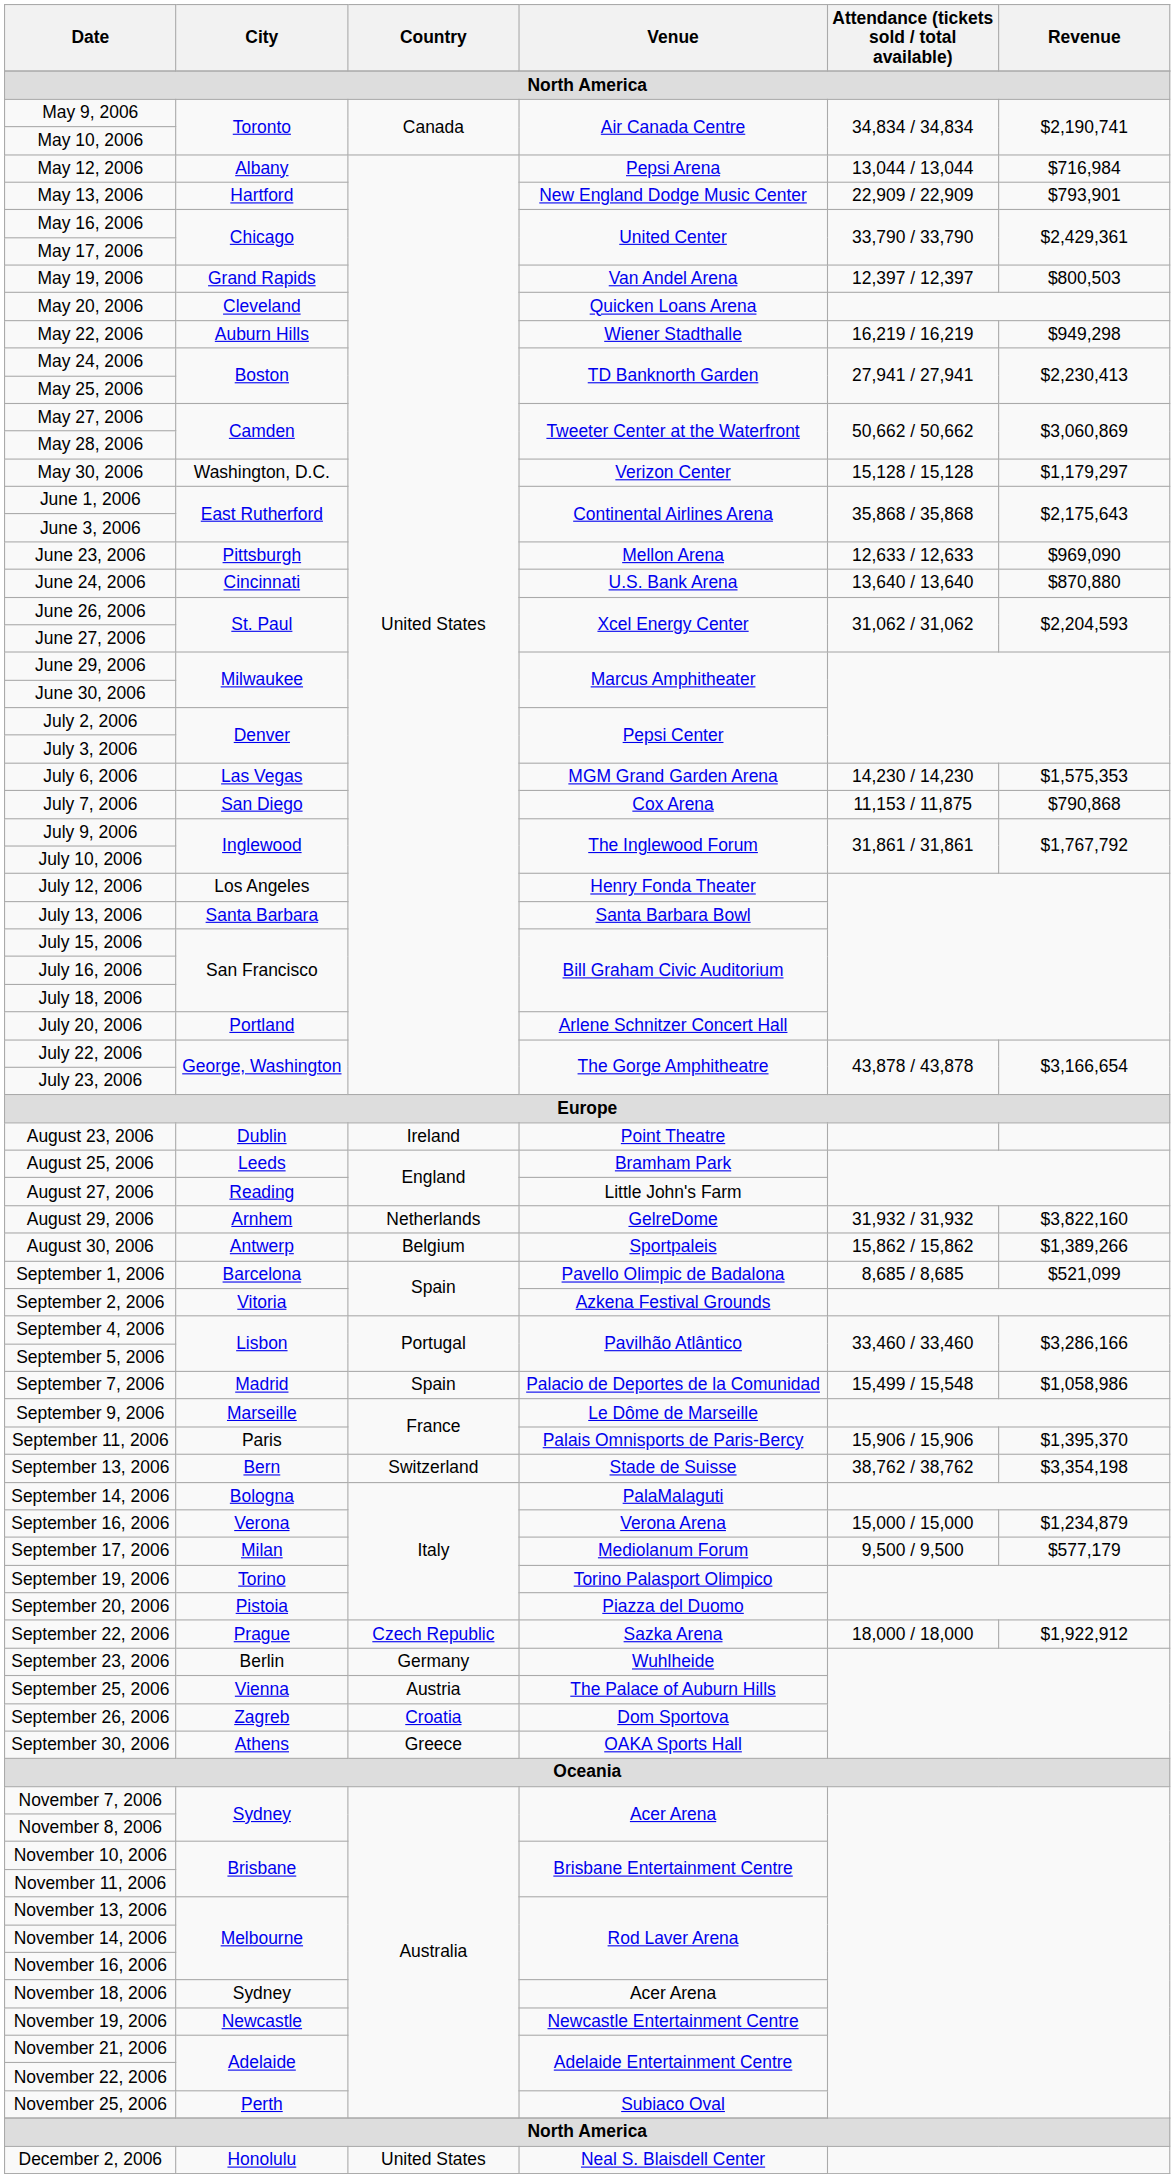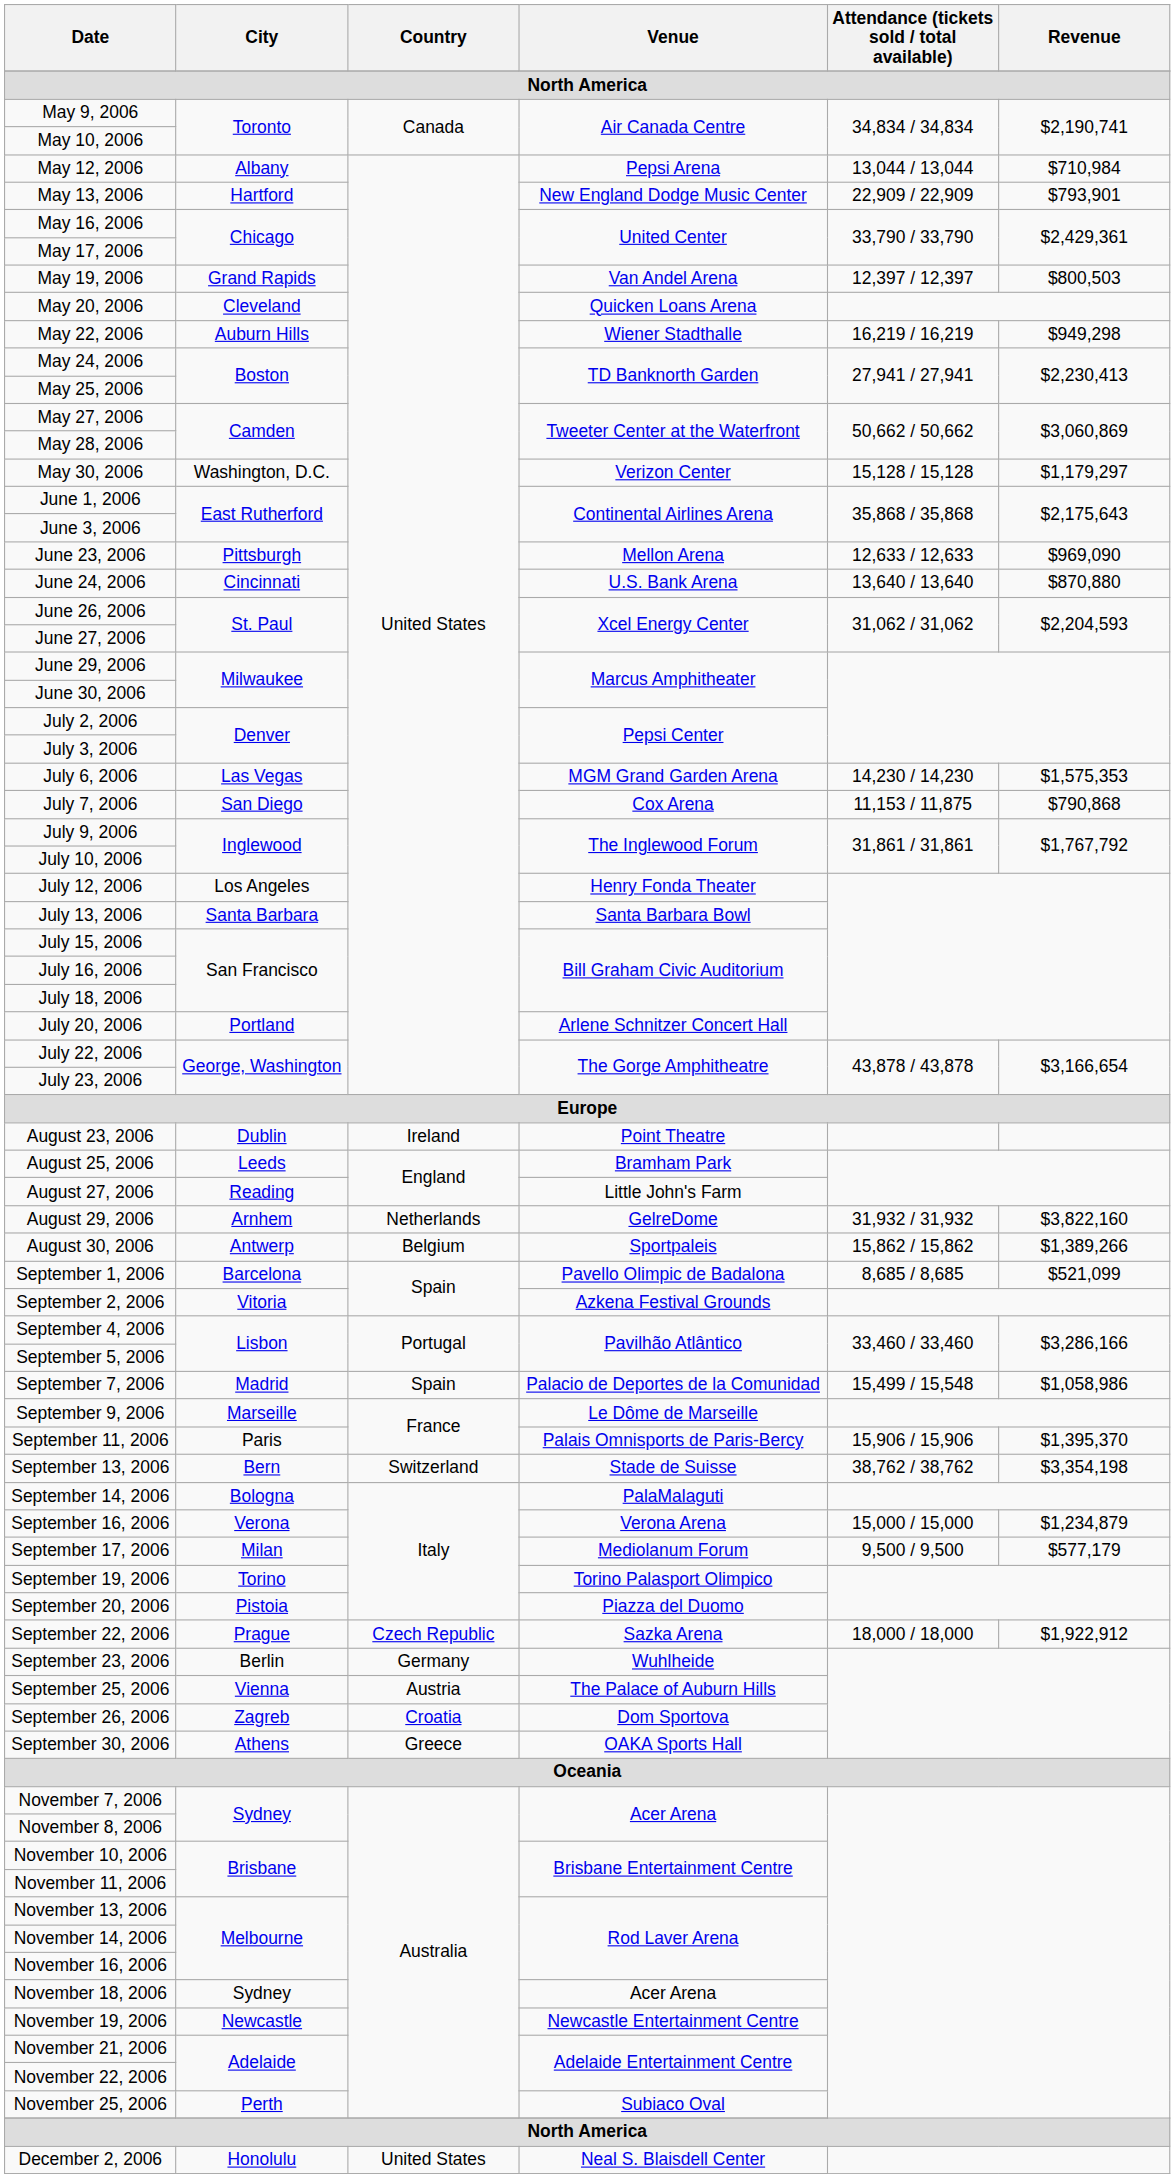(1084, 168) $716,984 -> (1084, 168) $710,984
